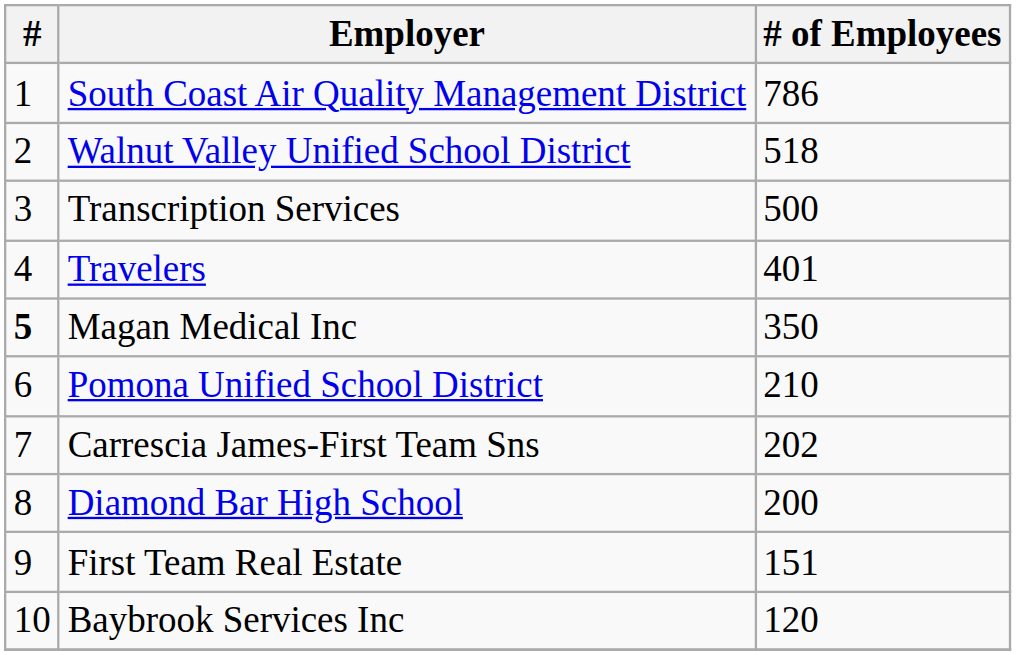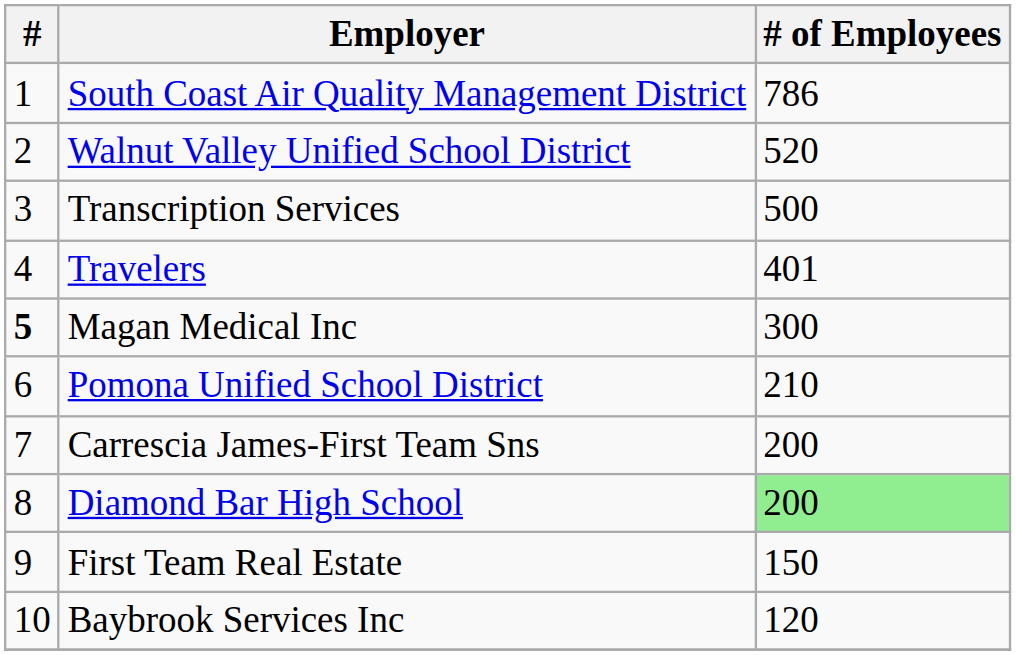(791, 151) 518 -> (791, 151) 520
(791, 326) 350 -> (791, 326) 300
(791, 444) 202 -> (791, 444) 200
(791, 502) no background -> (791, 502) lightgreen background
(791, 561) 151 -> (791, 561) 150
